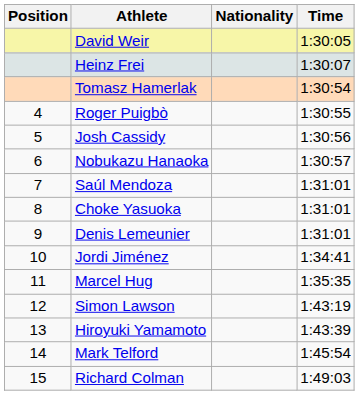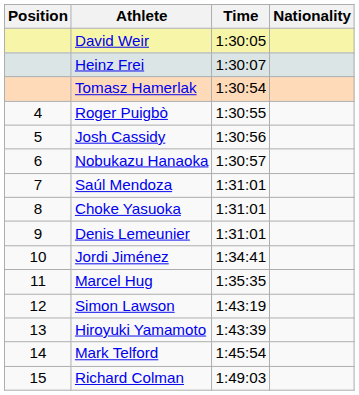columns swapped: (254, 16) <-> (326, 16)
